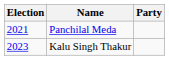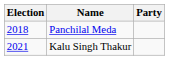(18, 30) 2021 -> (18, 30) 2018
(18, 47) 2023 -> (18, 47) 2021
